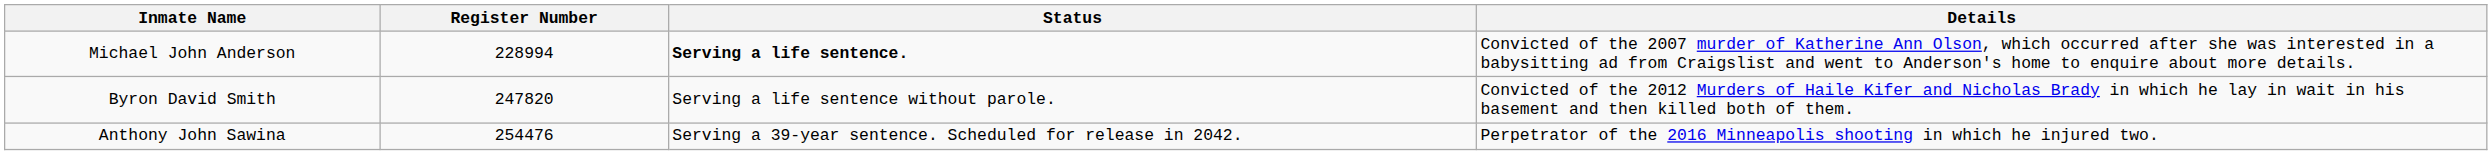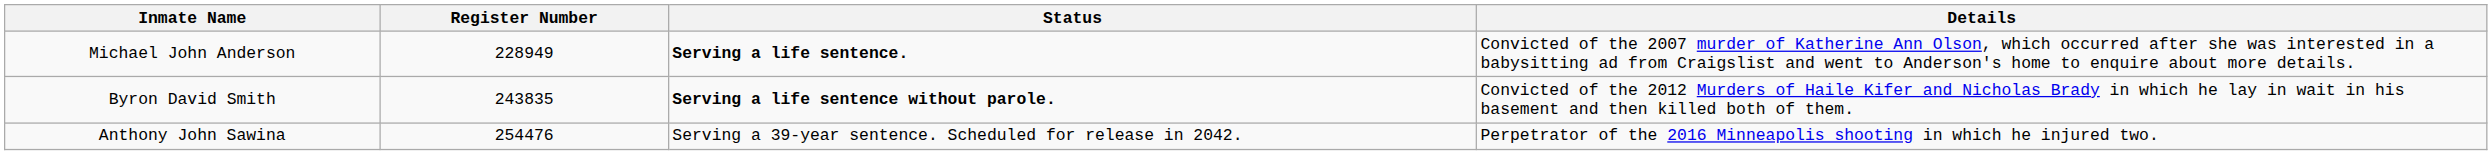(524, 54) 228994 -> (524, 54) 228949
(524, 100) 247820 -> (524, 100) 243835
(864, 100) normal -> (864, 100) bold
